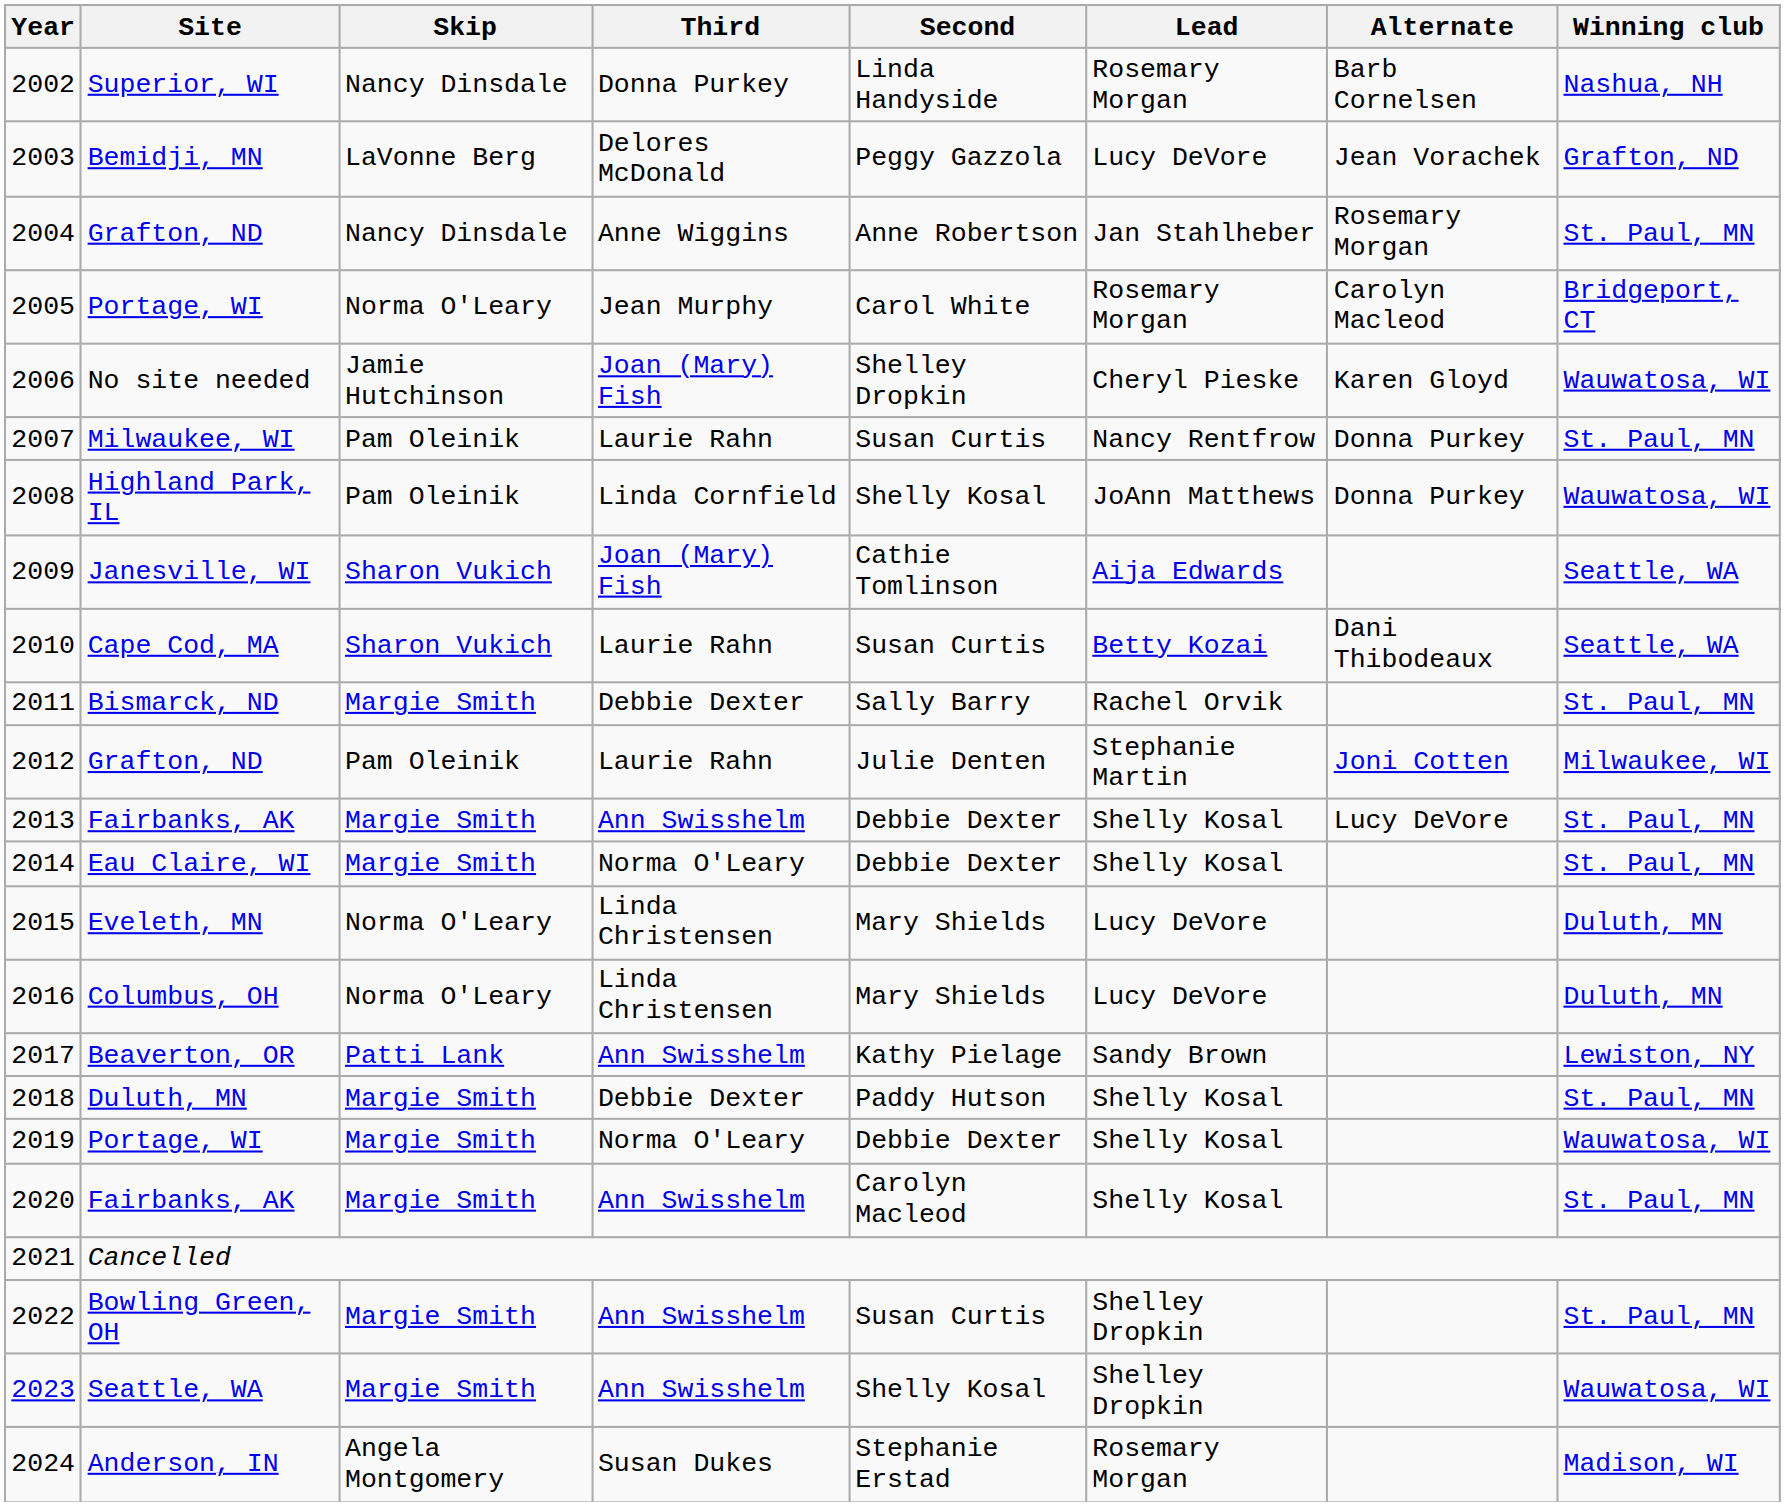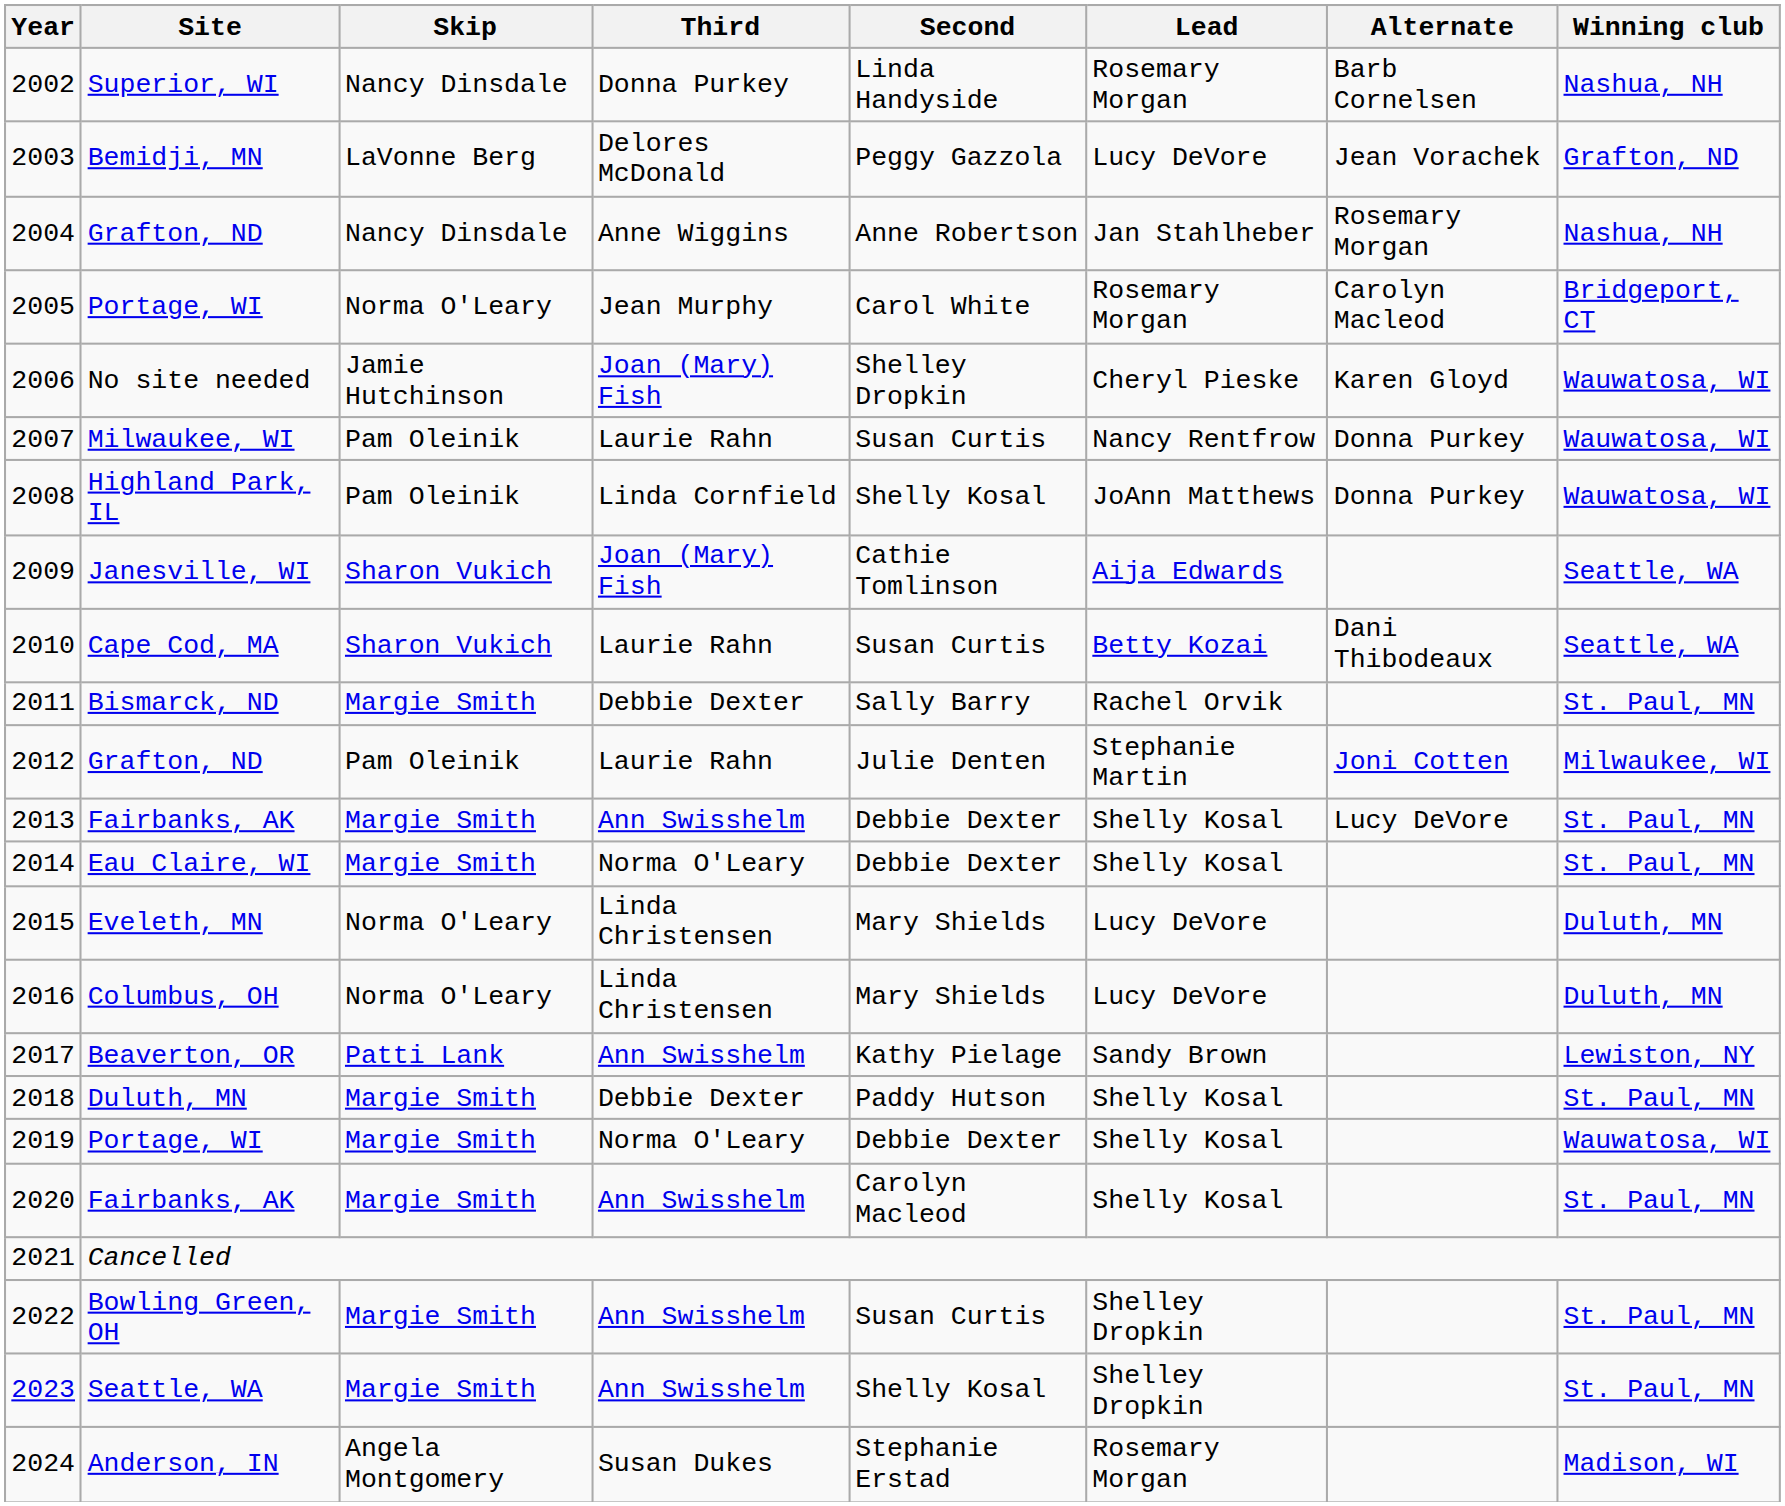(1659, 233) St. Paul, MN -> (1643, 233) Nashua, NH
(1659, 439) St. Paul, MN -> (1667, 439) Wauwatosa, WI
(1667, 1391) Wauwatosa, WI -> (1659, 1391) St. Paul, MN
